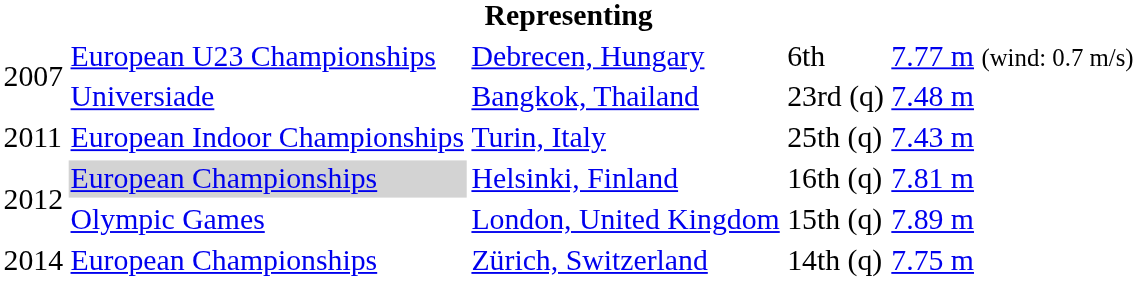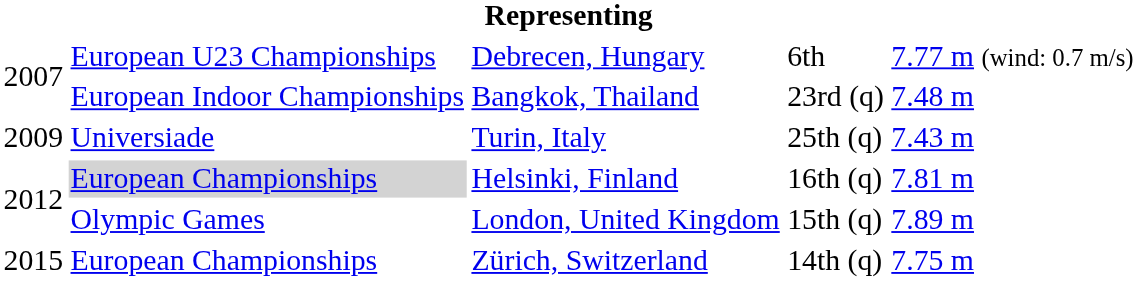(142, 96) Universiade -> (267, 96) European Indoor Championships
(33, 137) 2011 -> (33, 137) 2009
(267, 137) European Indoor Championships -> (142, 137) Universiade
(33, 260) 2014 -> (33, 260) 2015
